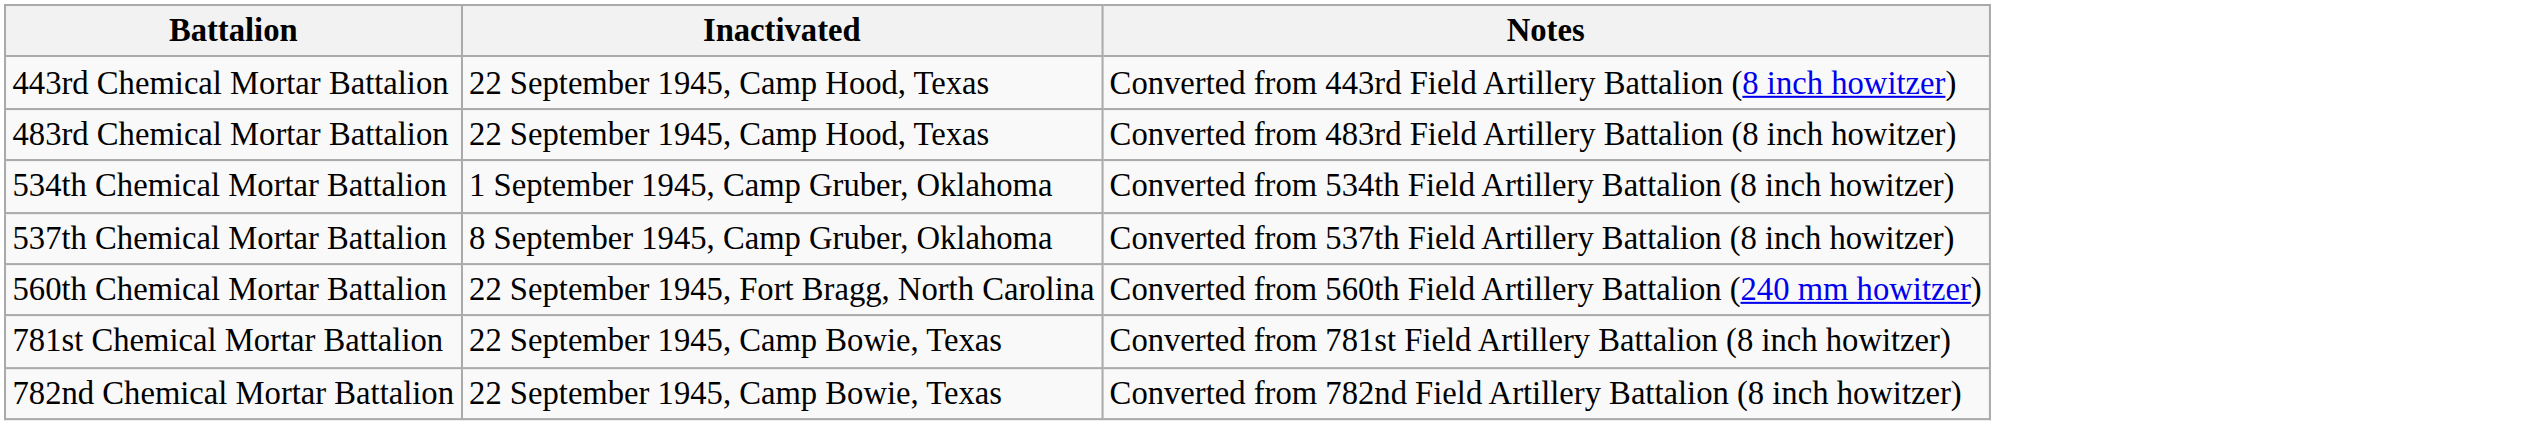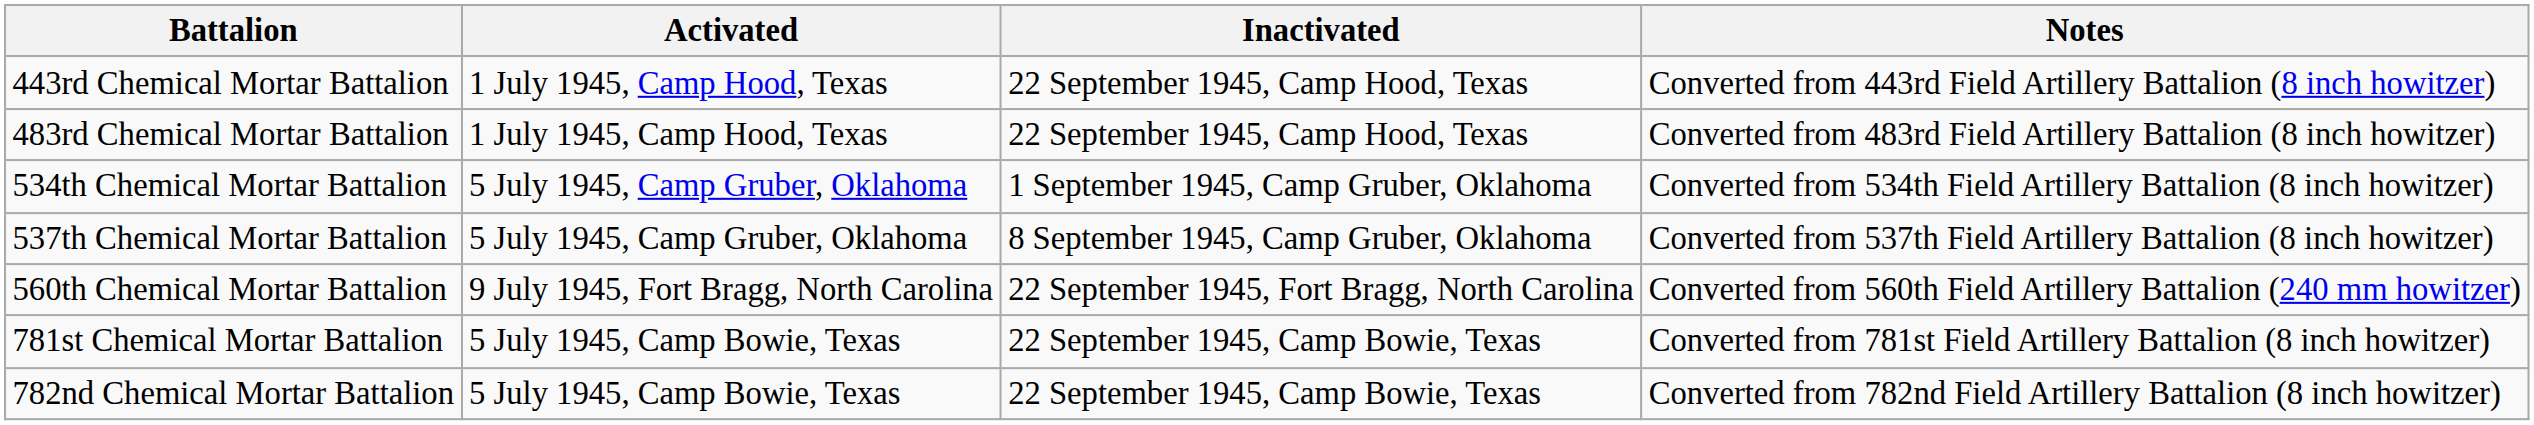+ column: (731, 30)
